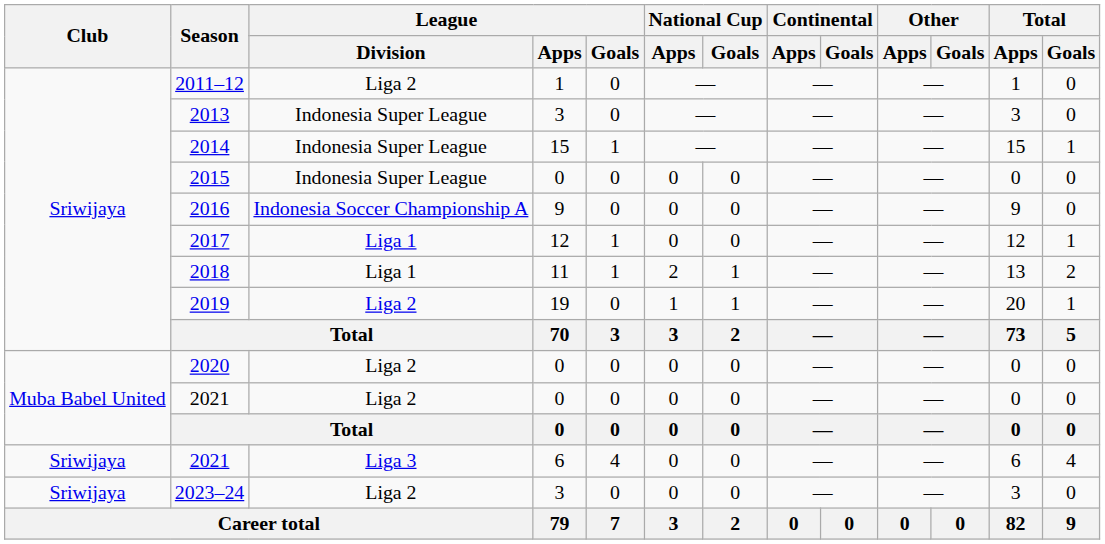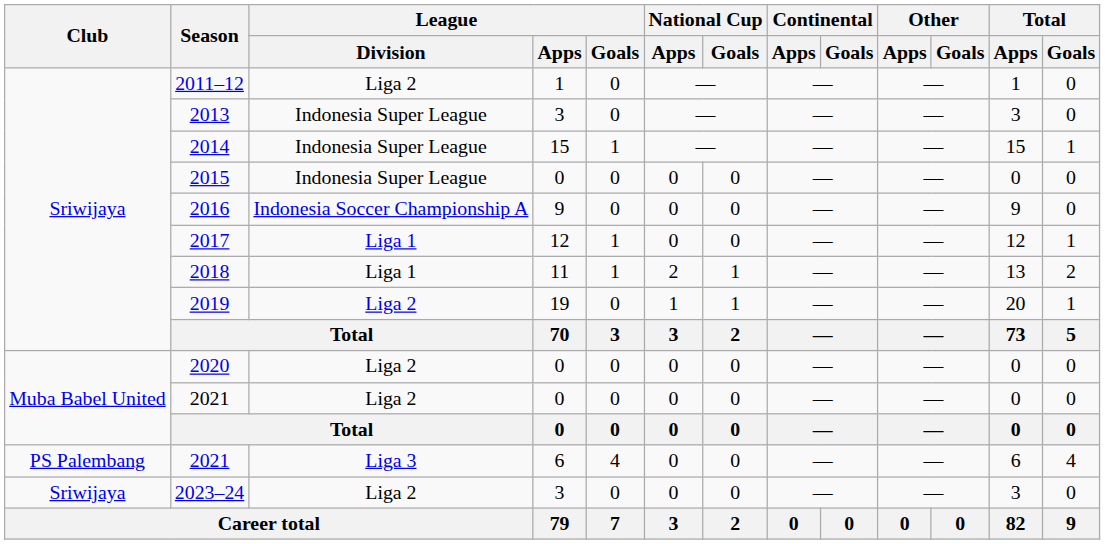(87, 460) Sriwijaya -> (87, 460) PS Palembang
